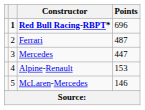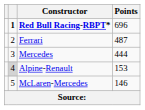(121, 54) 447 -> (121, 54) 444
(13, 68) no background -> (13, 68) lightgrey background
